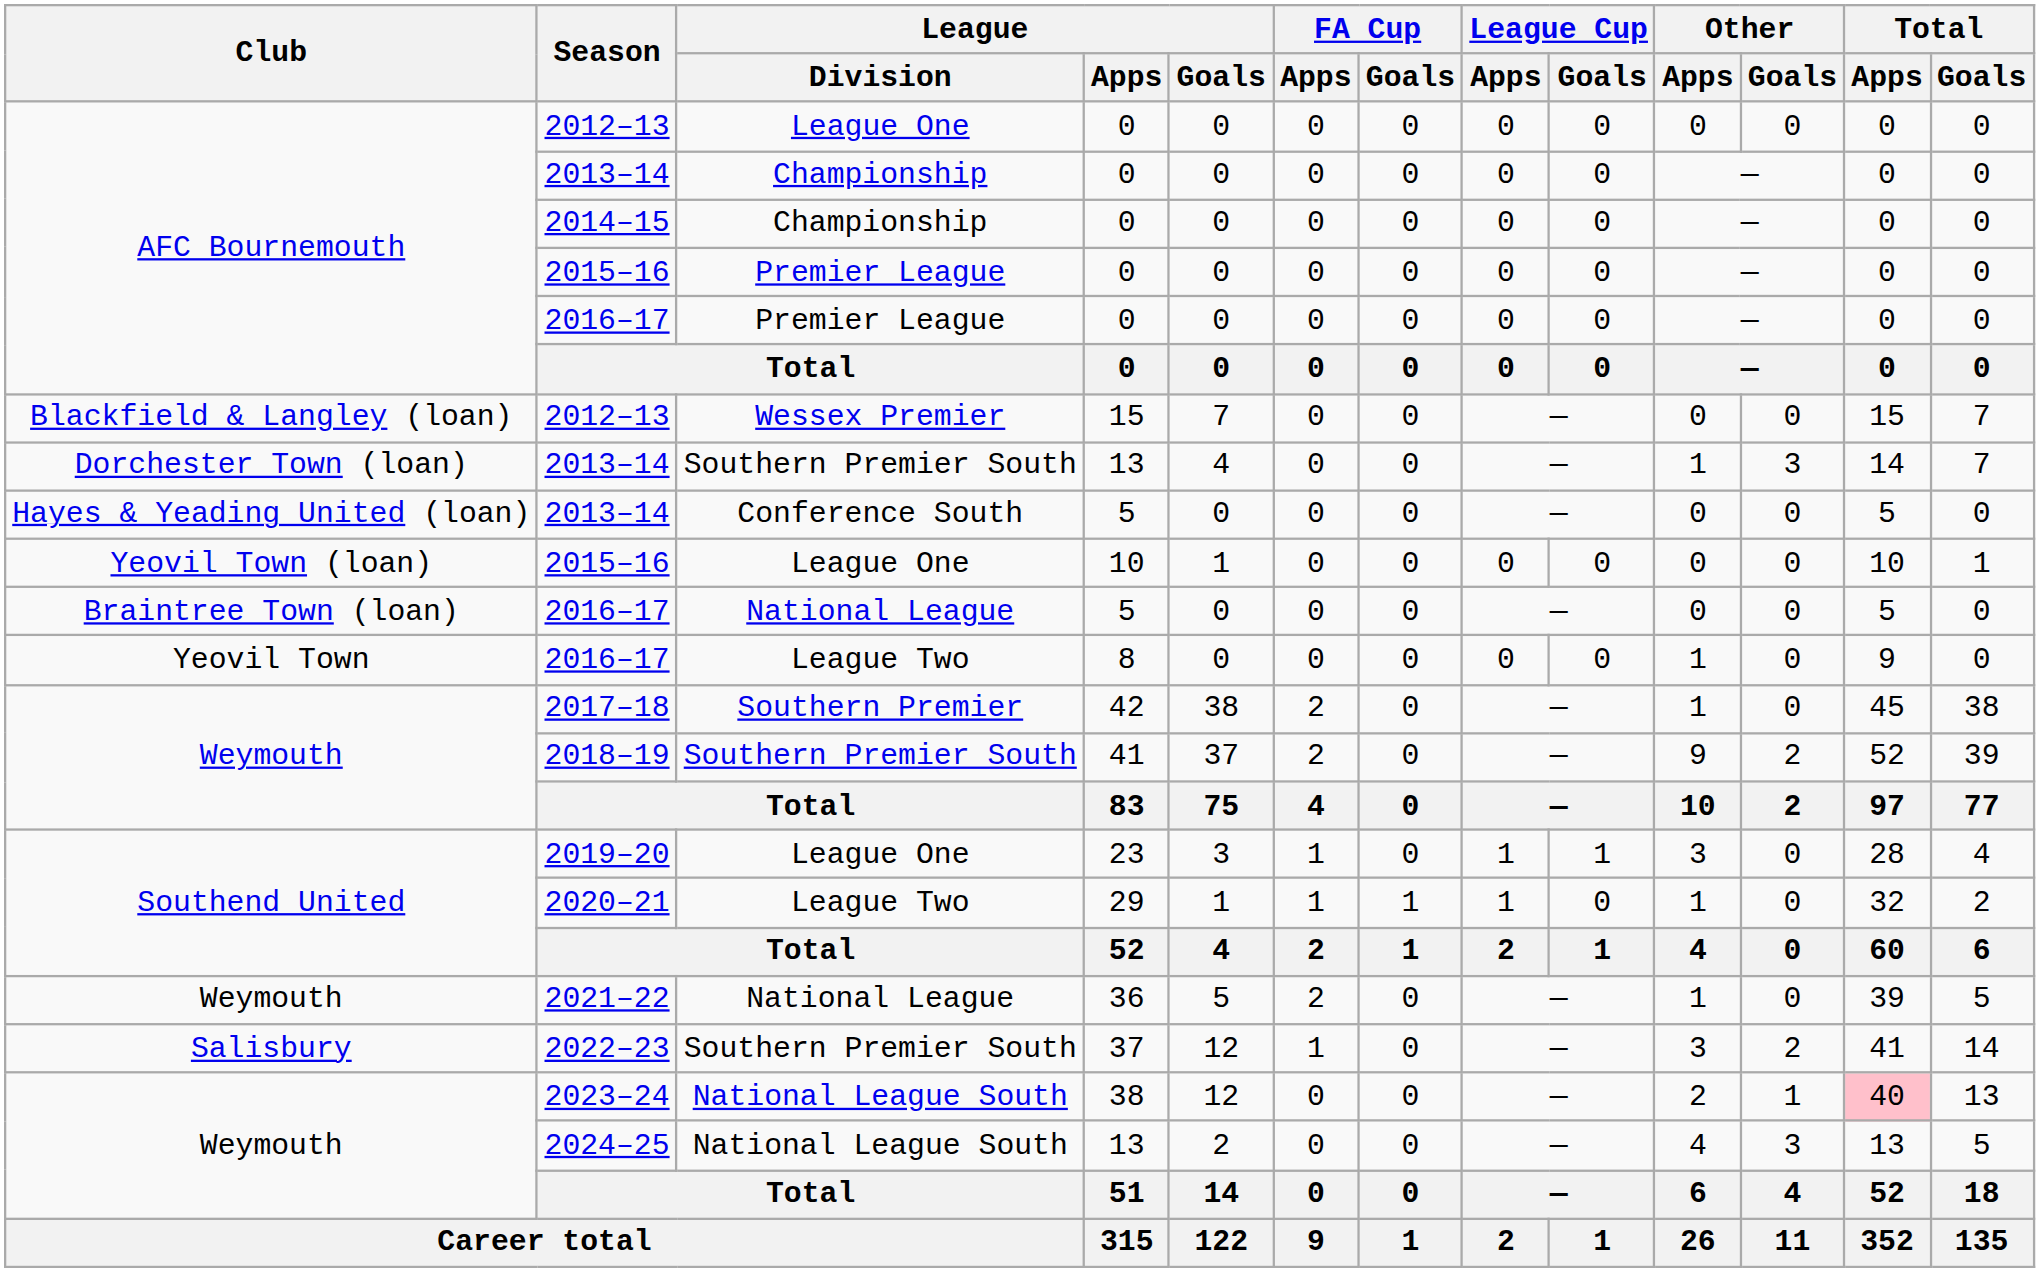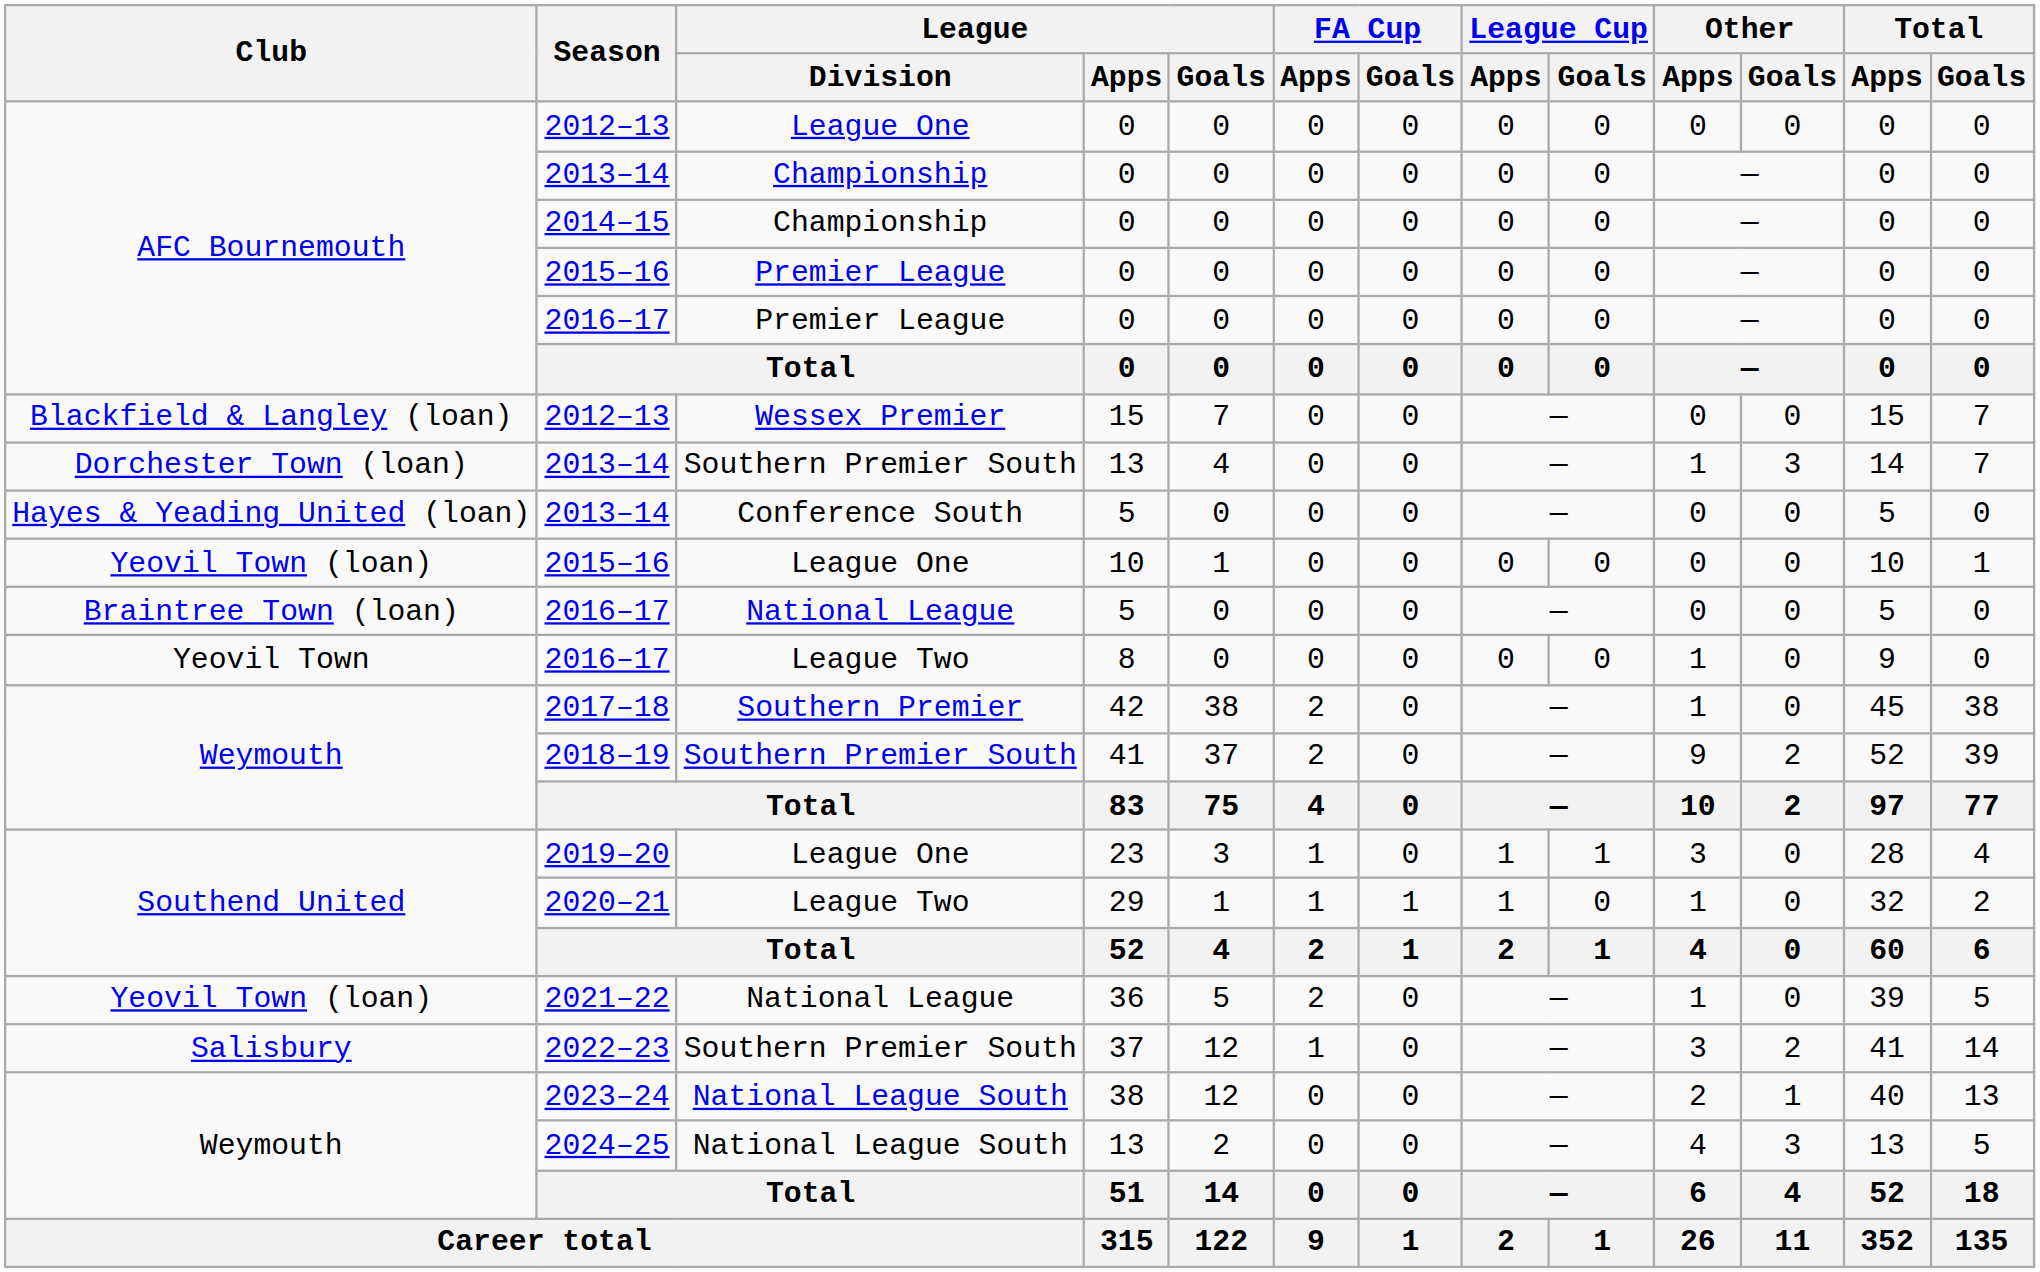(271, 1000) Weymouth -> (271, 1000) Yeovil Town (loan)
(1887, 1097) pink background -> (1887, 1097) no background
